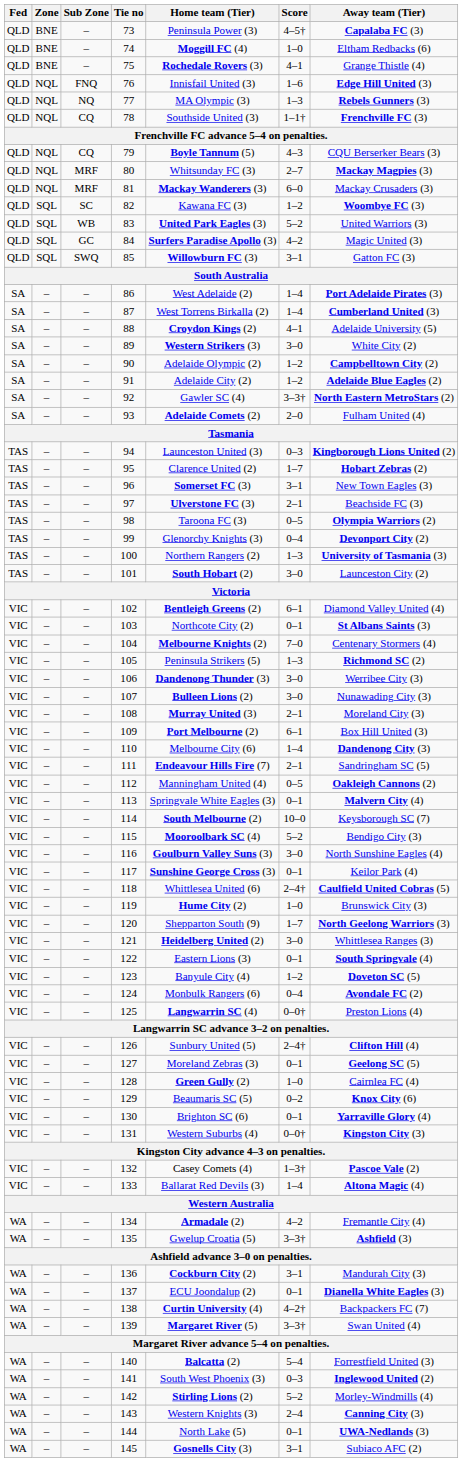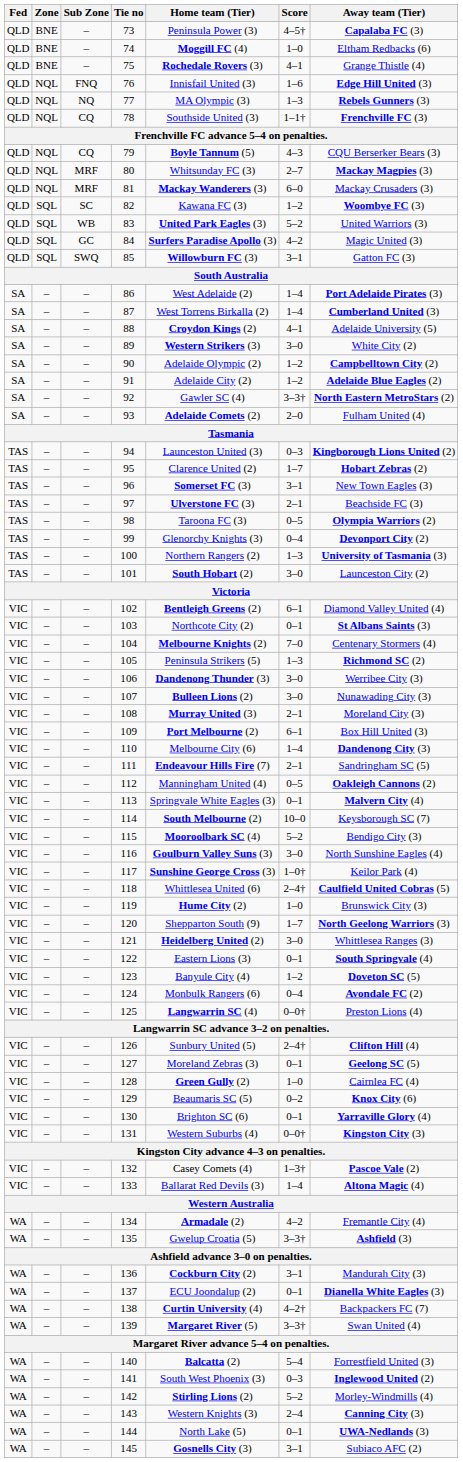(295, 871) 0–1 -> (295, 871) 1–0†
